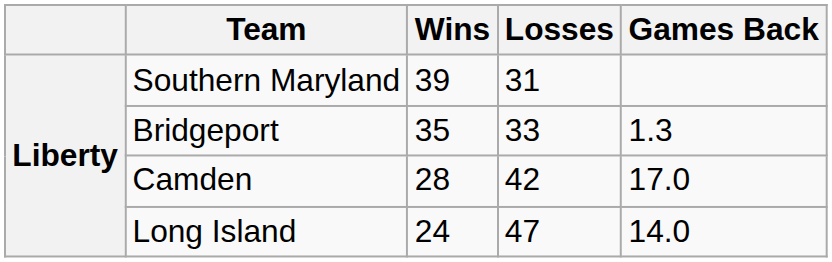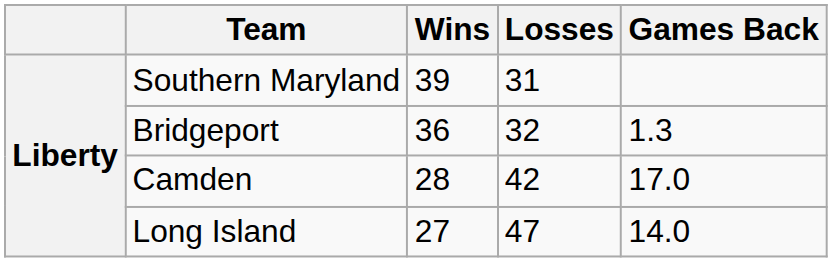(432, 130) 35 -> (432, 130) 36
(522, 130) 33 -> (522, 130) 32
(432, 230) 24 -> (432, 230) 27
